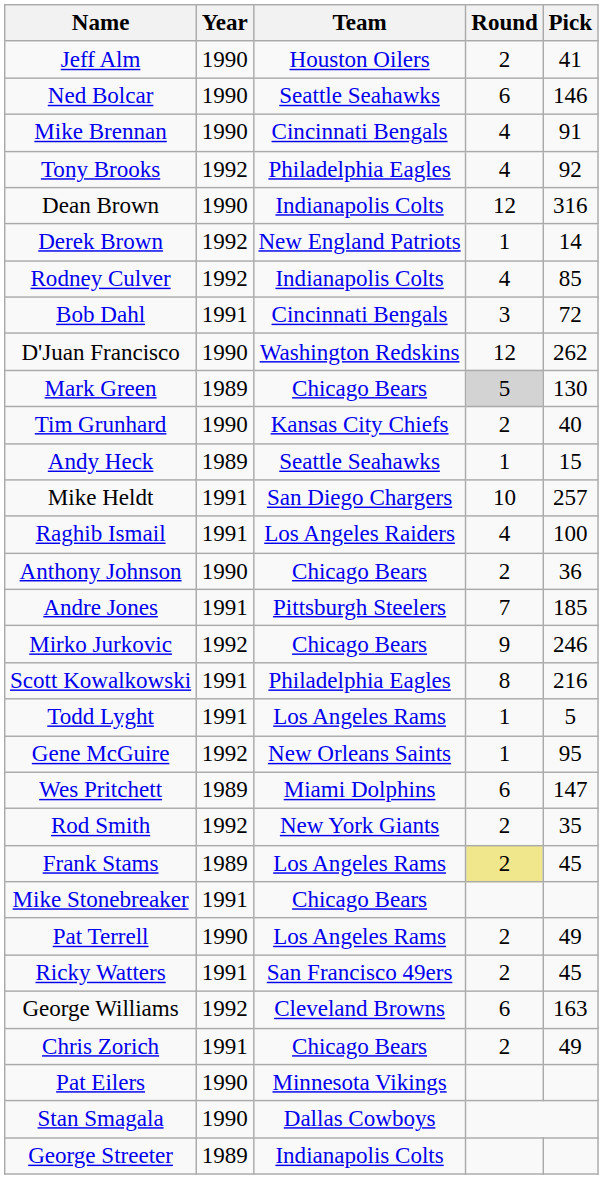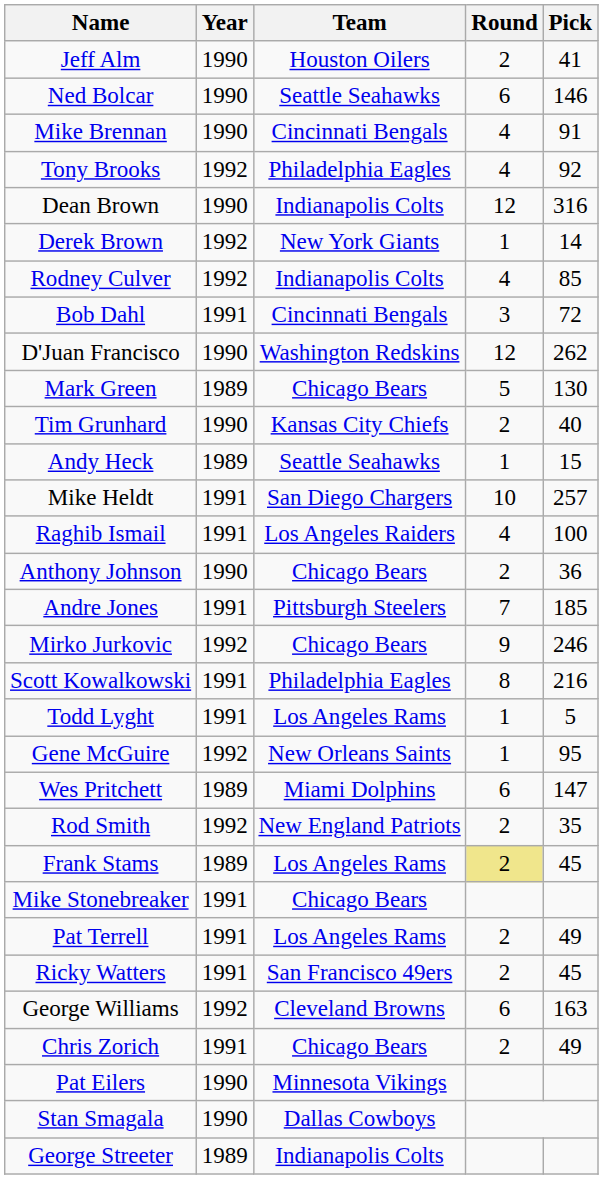(360, 242) New England Patriots -> (360, 242) New York Giants
(505, 388) lightgrey background -> (505, 388) no background
(360, 826) New York Giants -> (360, 826) New England Patriots
(225, 936) 1990 -> (225, 936) 1991
